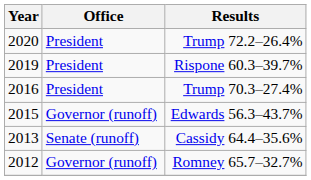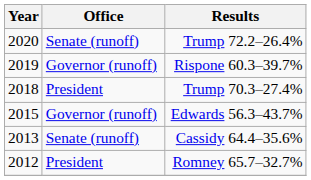(74, 41) President -> (92, 41) Senate (runoff)
(74, 65) President -> (101, 65) Governor (runoff)
(23, 89) 2016 -> (23, 89) 2018
(101, 162) Governor (runoff) -> (74, 162) President
